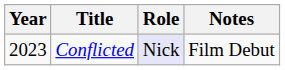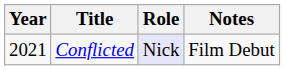(28, 49) 2023 -> (28, 49) 2021
